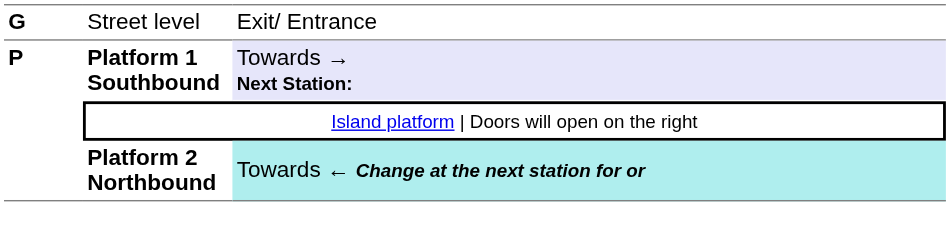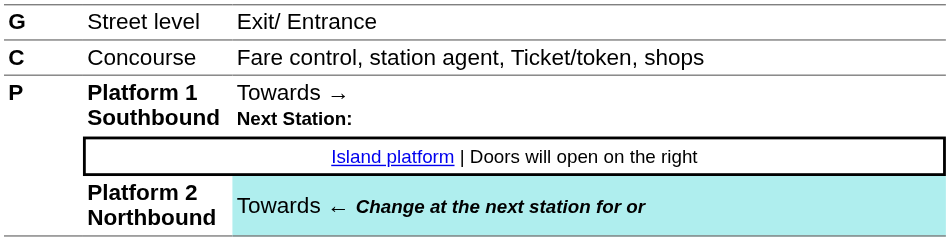+ row: (142, 57)
(295, 70) lavender background -> (295, 105) no background
